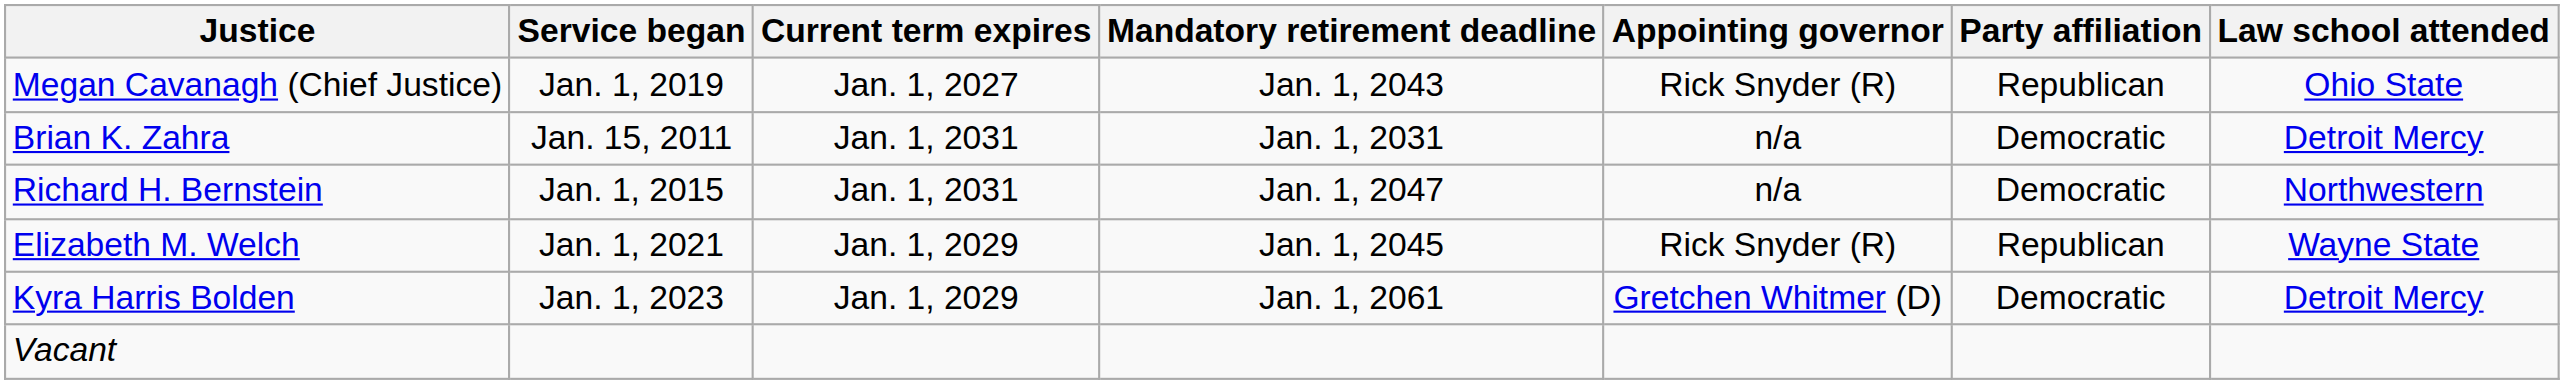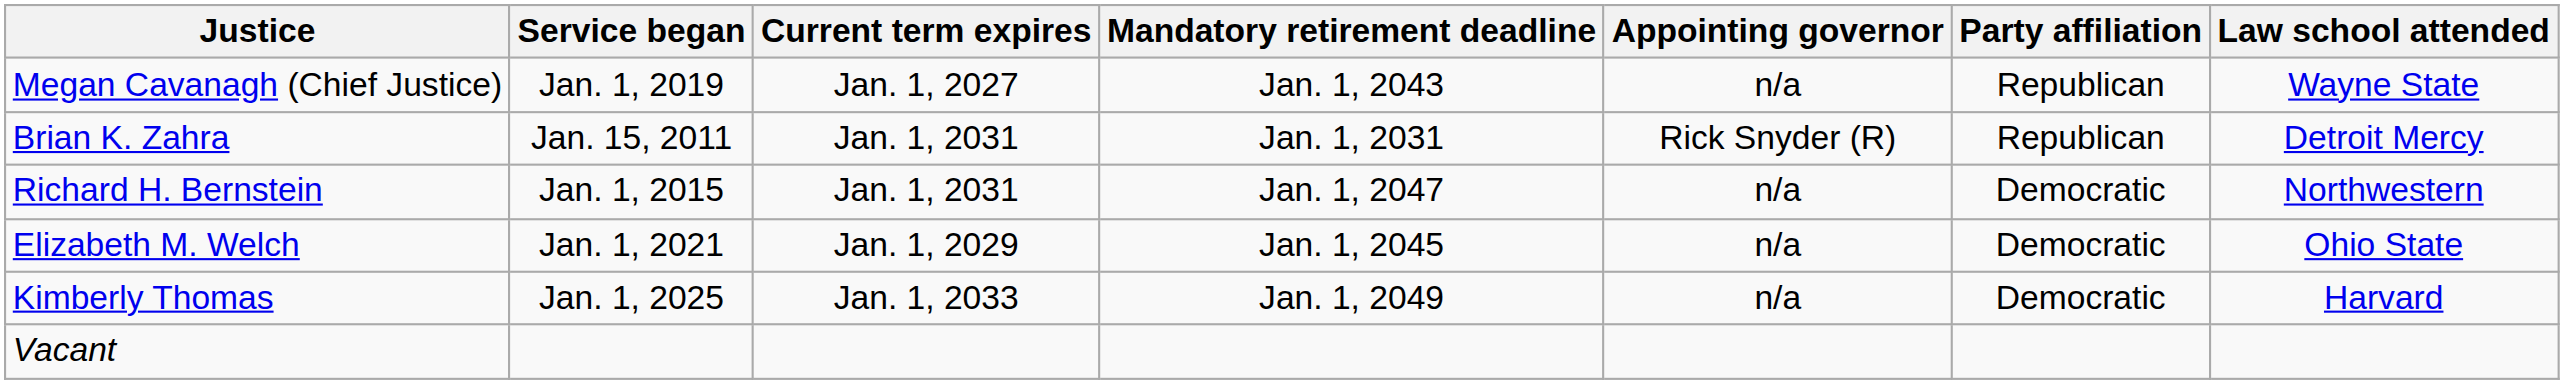(1778, 84) Rick Snyder (R) -> (1778, 84) n/a
(2384, 84) Ohio State -> (2384, 84) Wayne State
(1778, 137) n/a -> (1778, 137) Rick Snyder (R)
(2081, 137) Democratic -> (2081, 137) Republican
(1778, 244) Rick Snyder (R) -> (1778, 244) n/a
(2081, 244) Republican -> (2081, 244) Democratic
(2384, 244) Wayne State -> (2384, 244) Ohio State
- row: (154, 297)
+ row: (143, 297)
